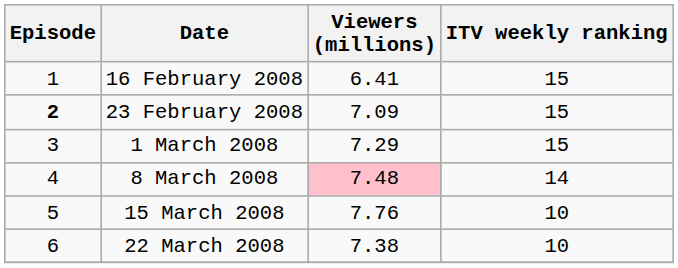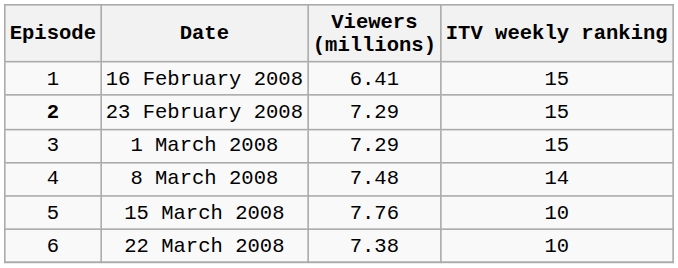(374, 112) 7.09 -> (374, 112) 7.29
(374, 179) pink background -> (374, 179) no background
